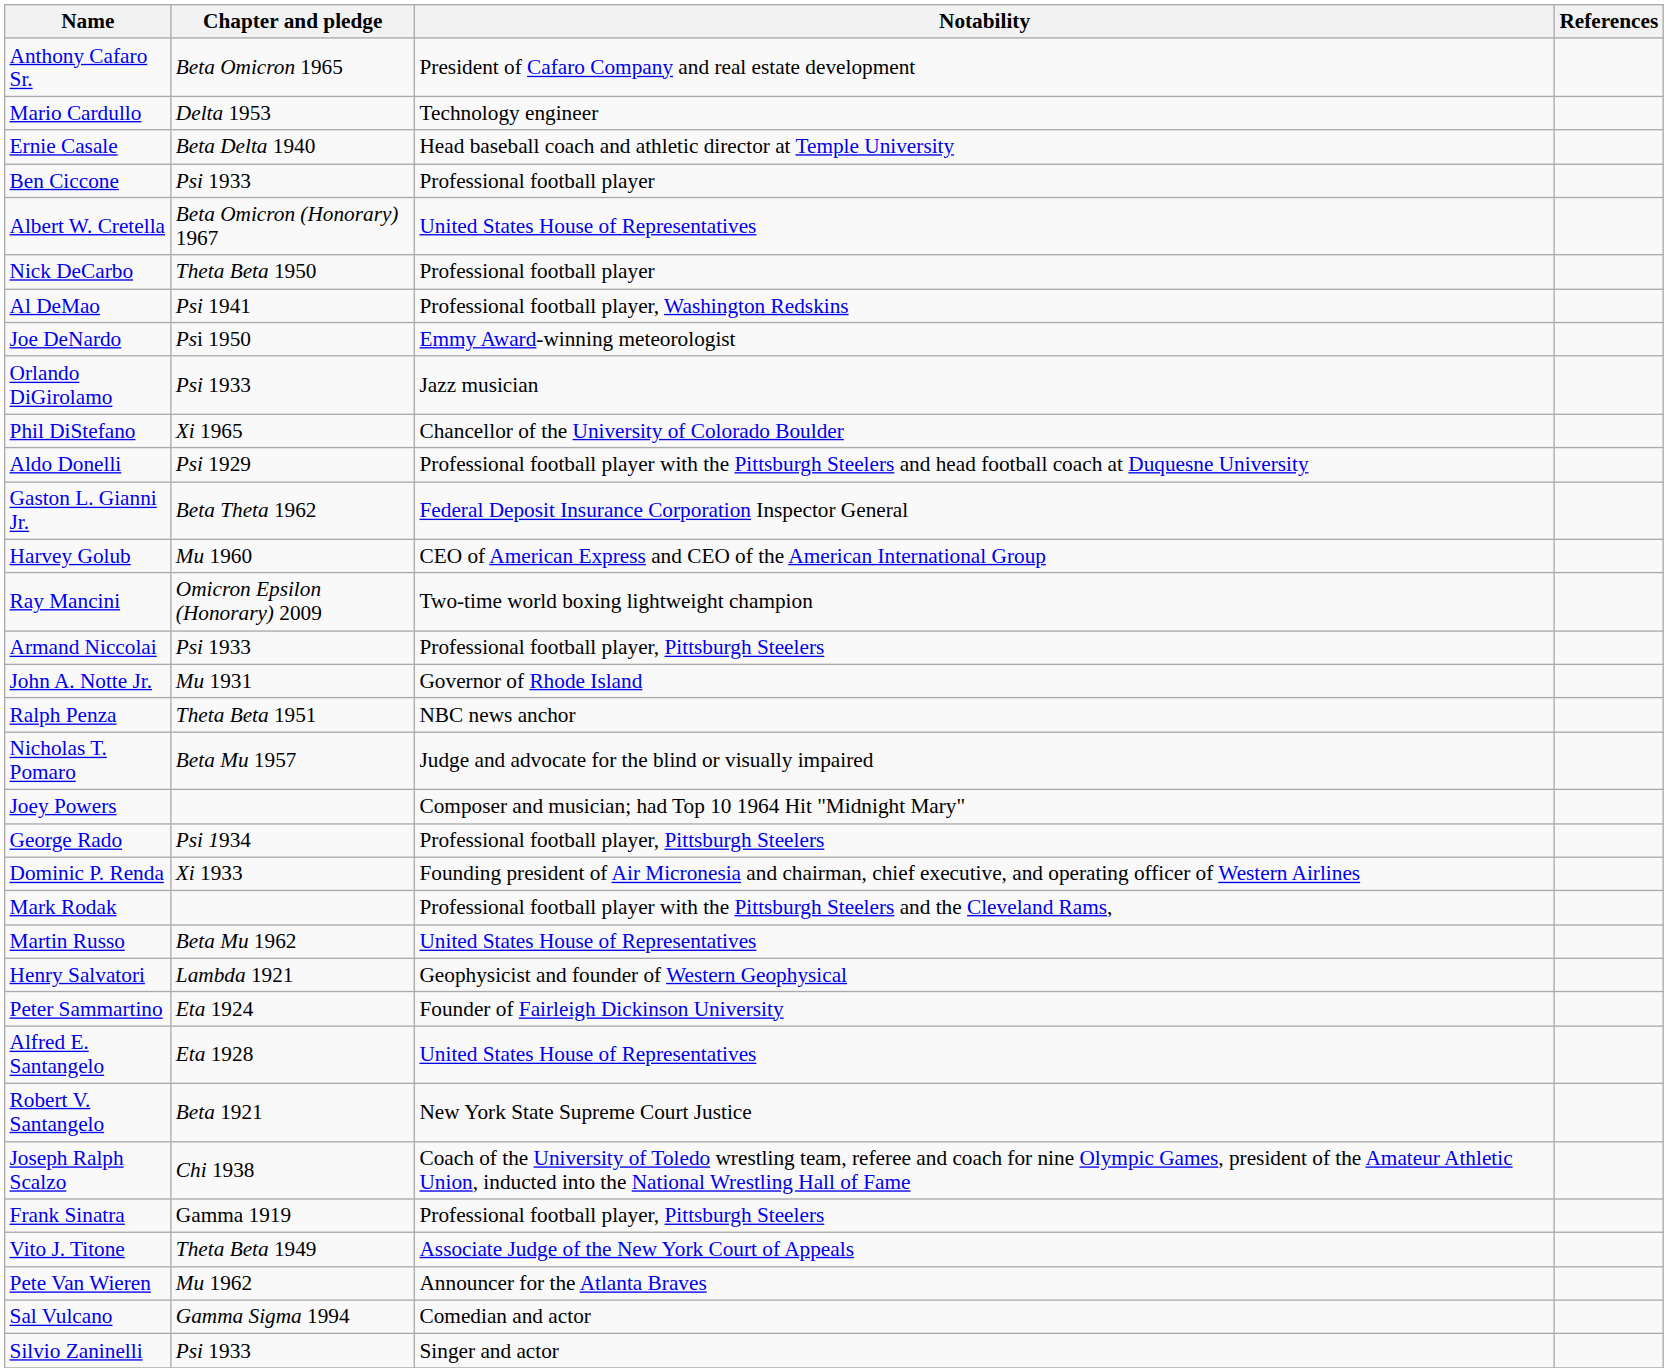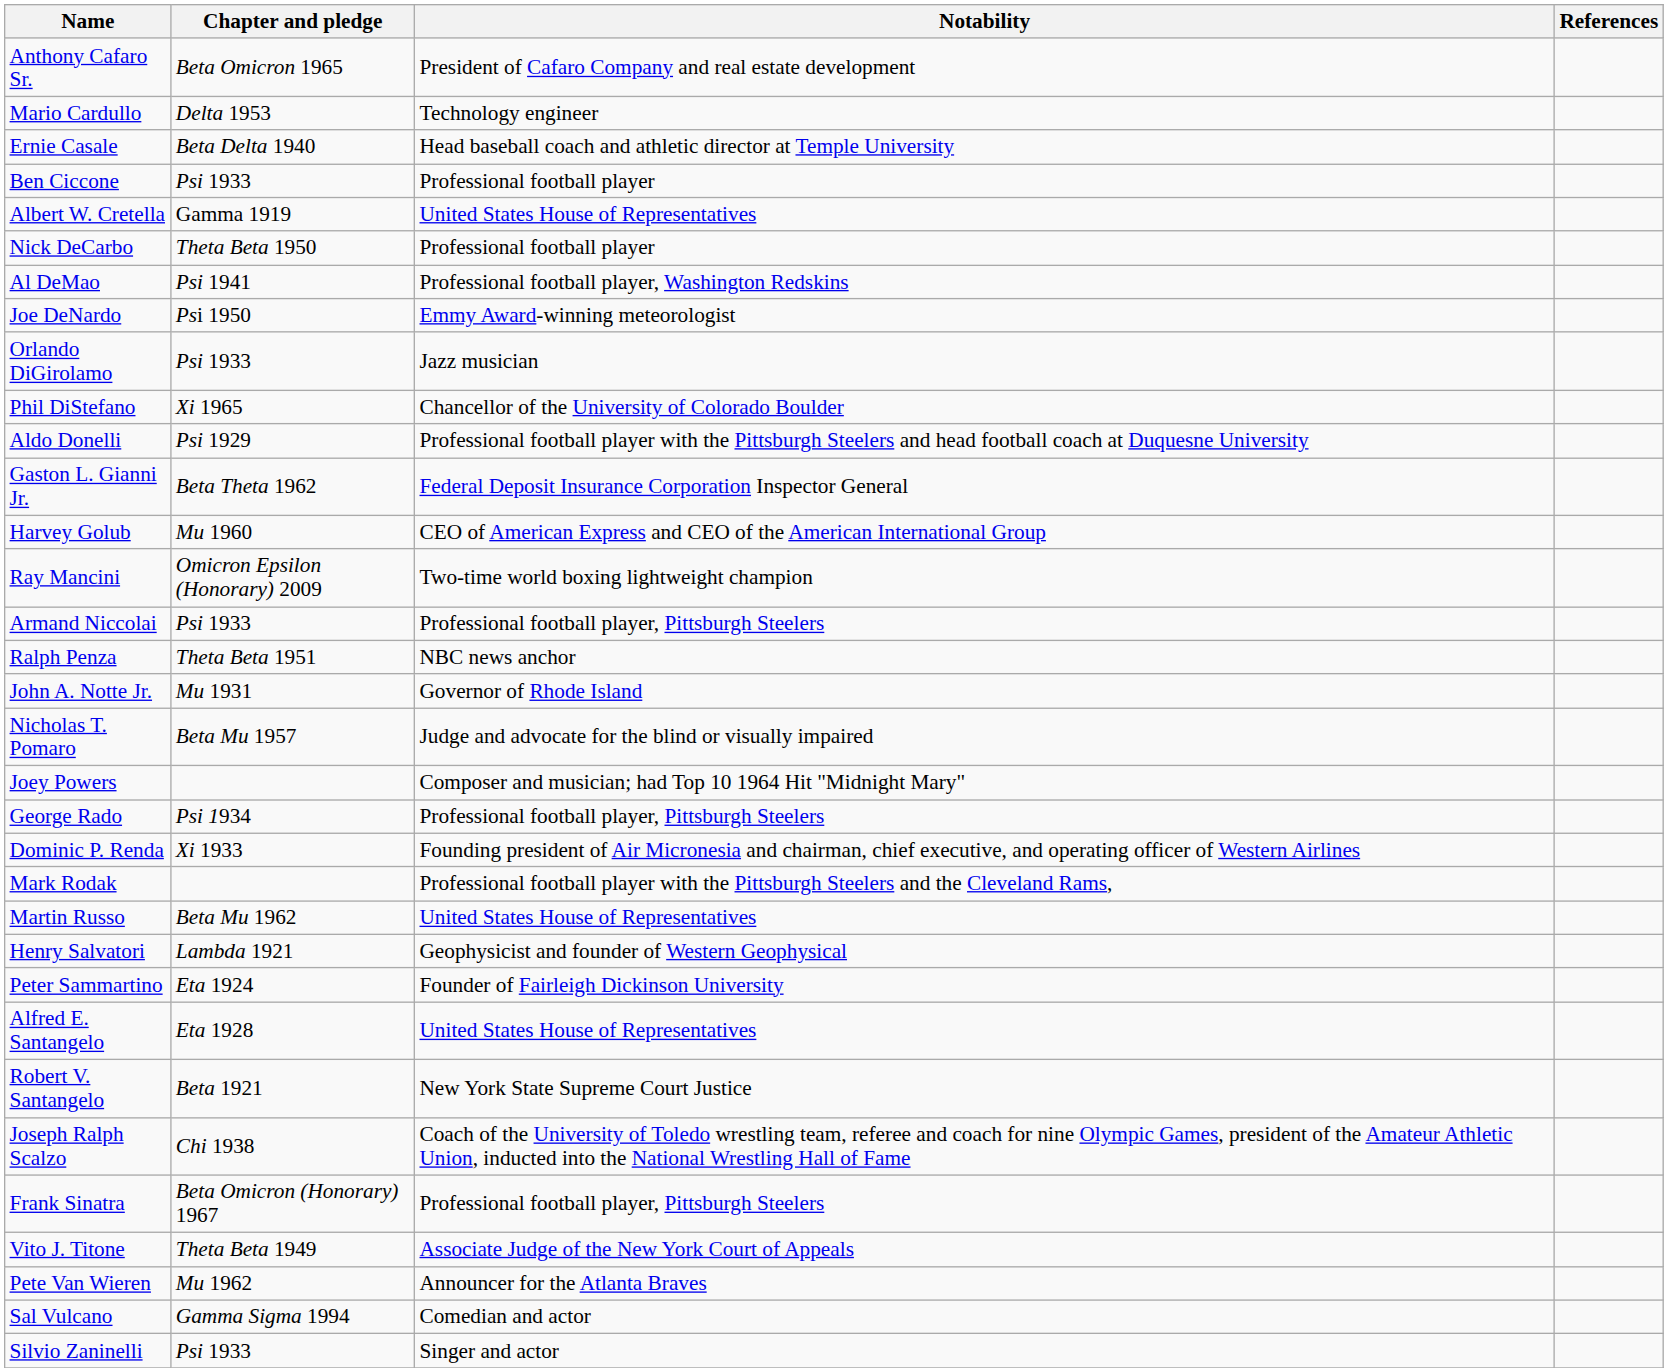(287, 226) Beta Omicron (Honorary) 1967 -> (233, 214) Gamma 1919
rows swapped: (81, 681) <-> (63, 714)
(233, 1215) Gamma 1919 -> (287, 1203) Beta Omicron (Honorary) 1967
